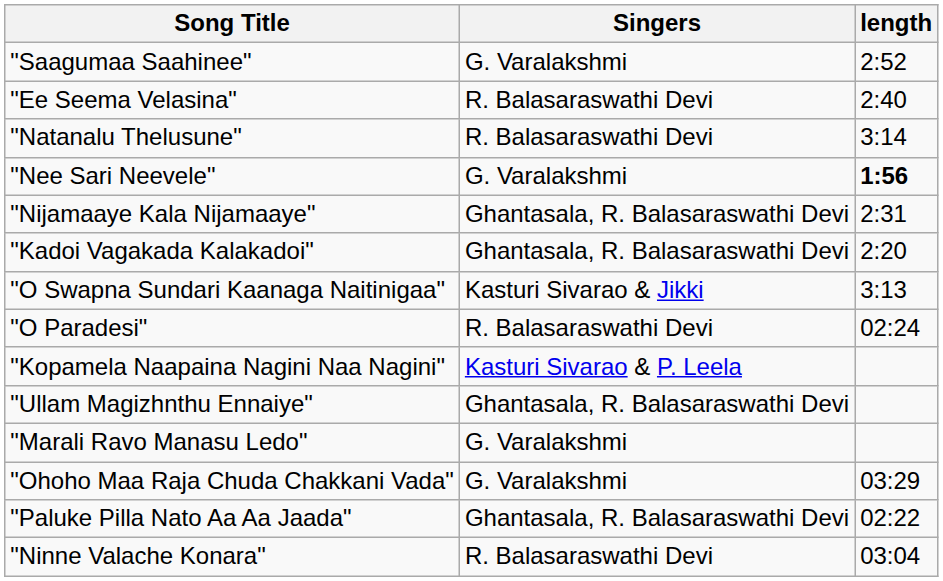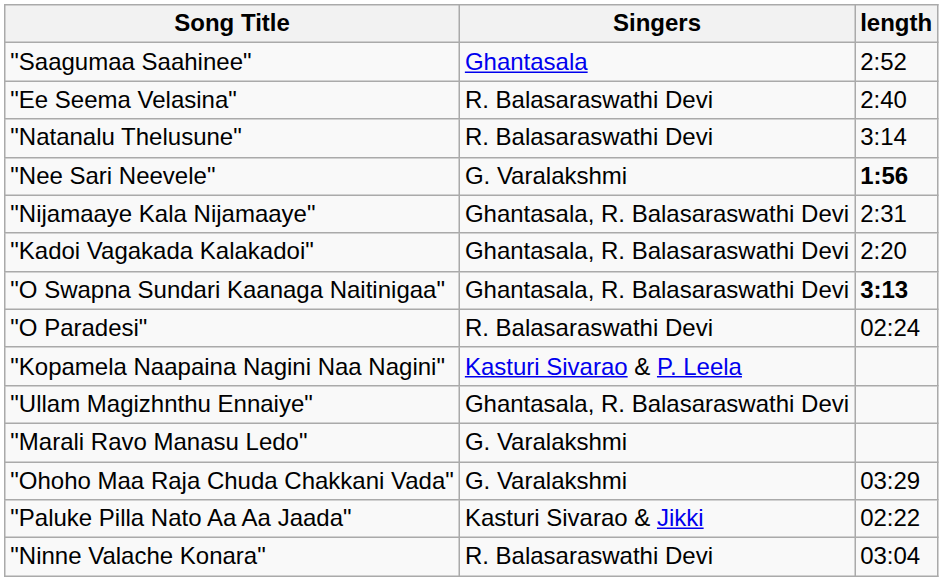(546, 61) G. Varalakshmi -> (526, 61) Ghantasala
(584, 289) Kasturi Sivarao & Jikki -> (657, 289) Ghantasala, R. Balasaraswathi Devi
(883, 289) normal -> (884, 289) bold
(657, 518) Ghantasala, R. Balasaraswathi Devi -> (584, 518) Kasturi Sivarao & Jikki
